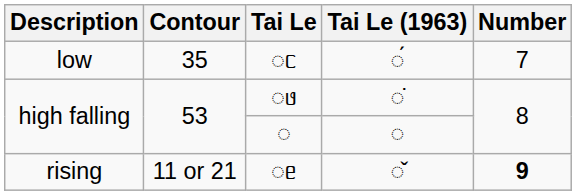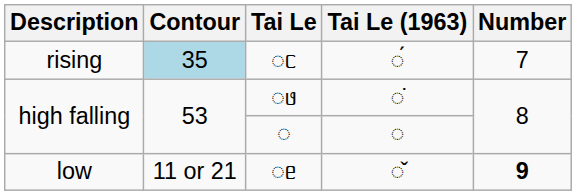(74, 60) low -> (74, 60) rising
(195, 60) no background -> (195, 60) lightblue background
(74, 171) rising -> (74, 171) low
